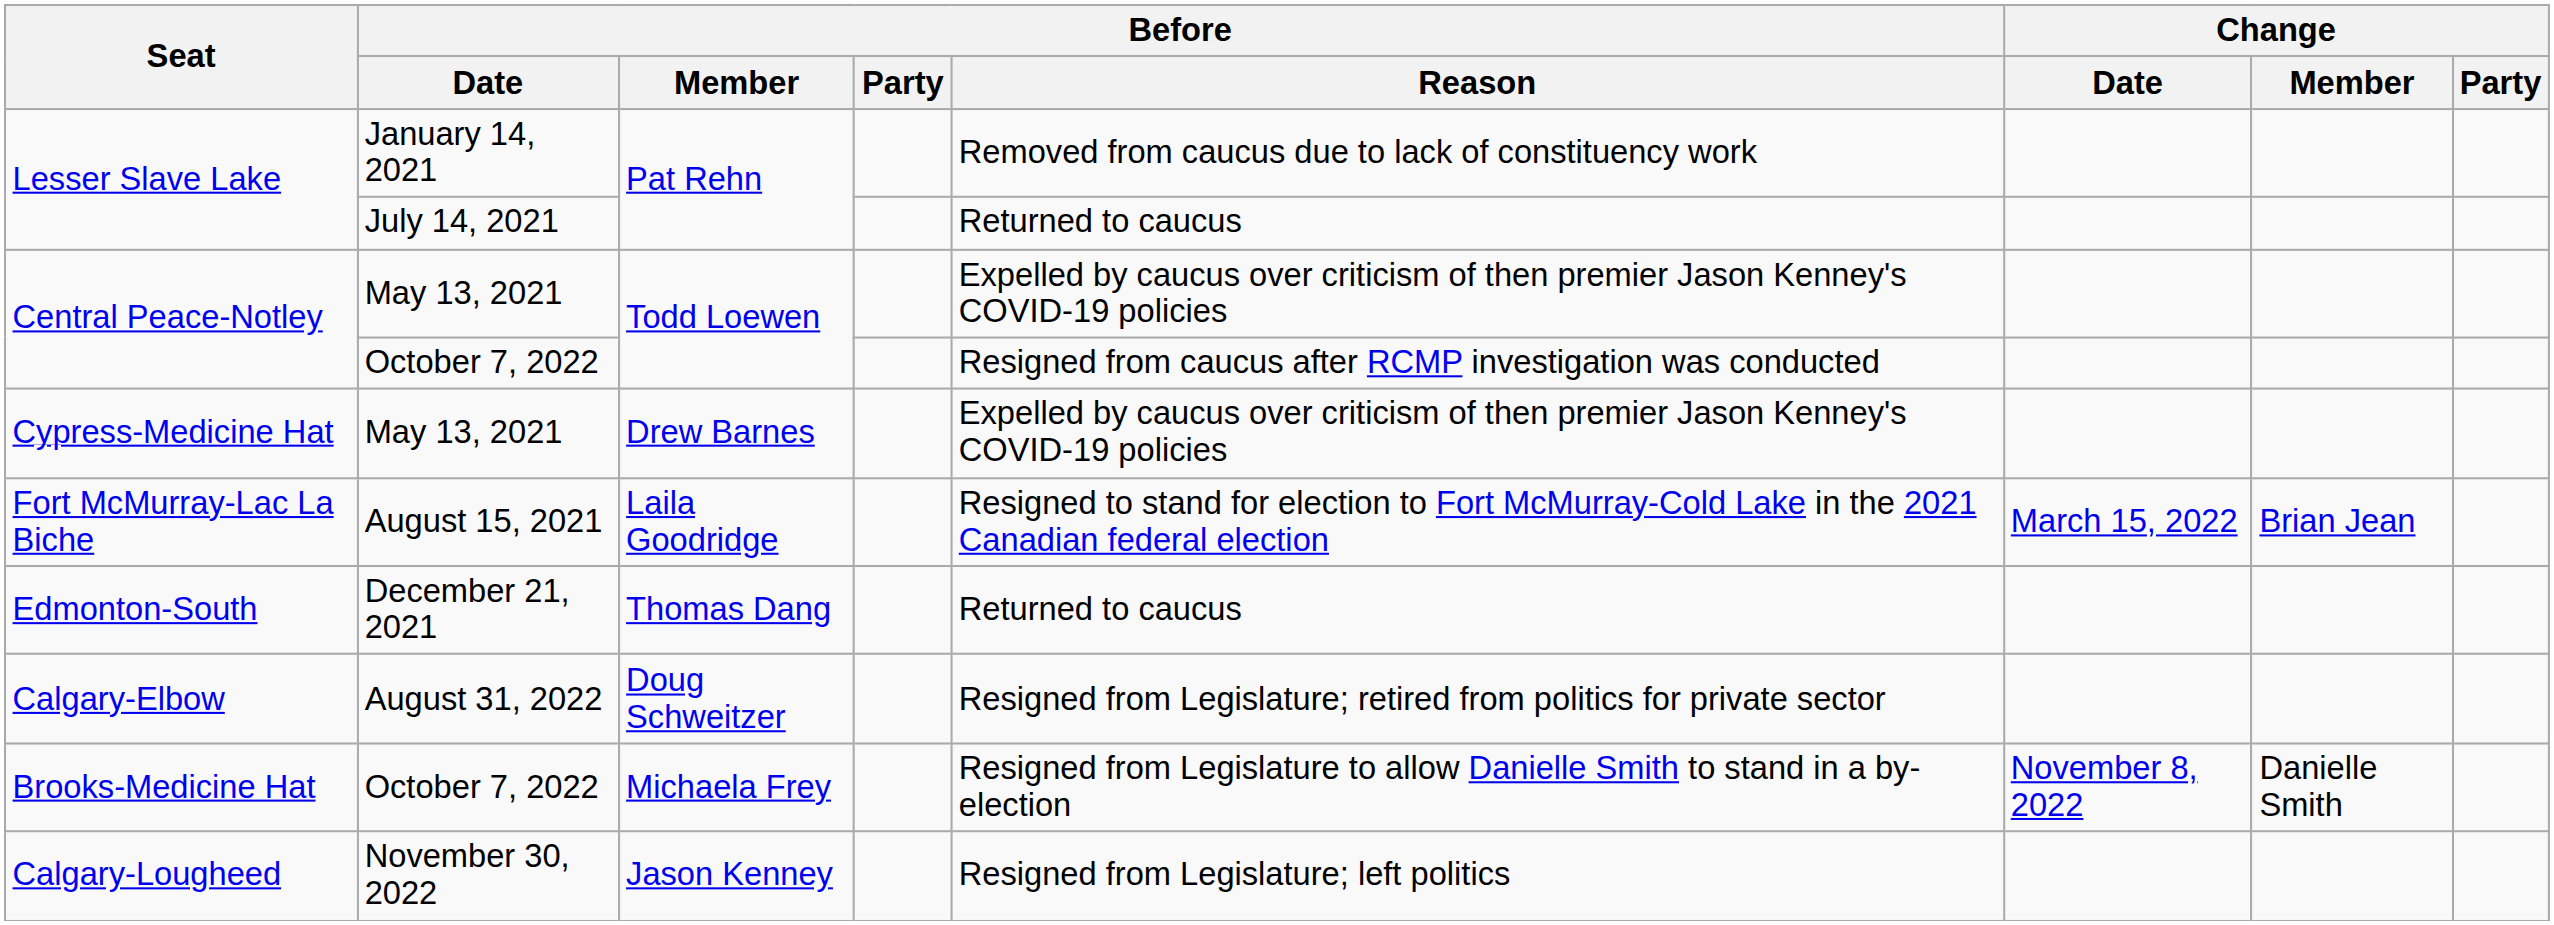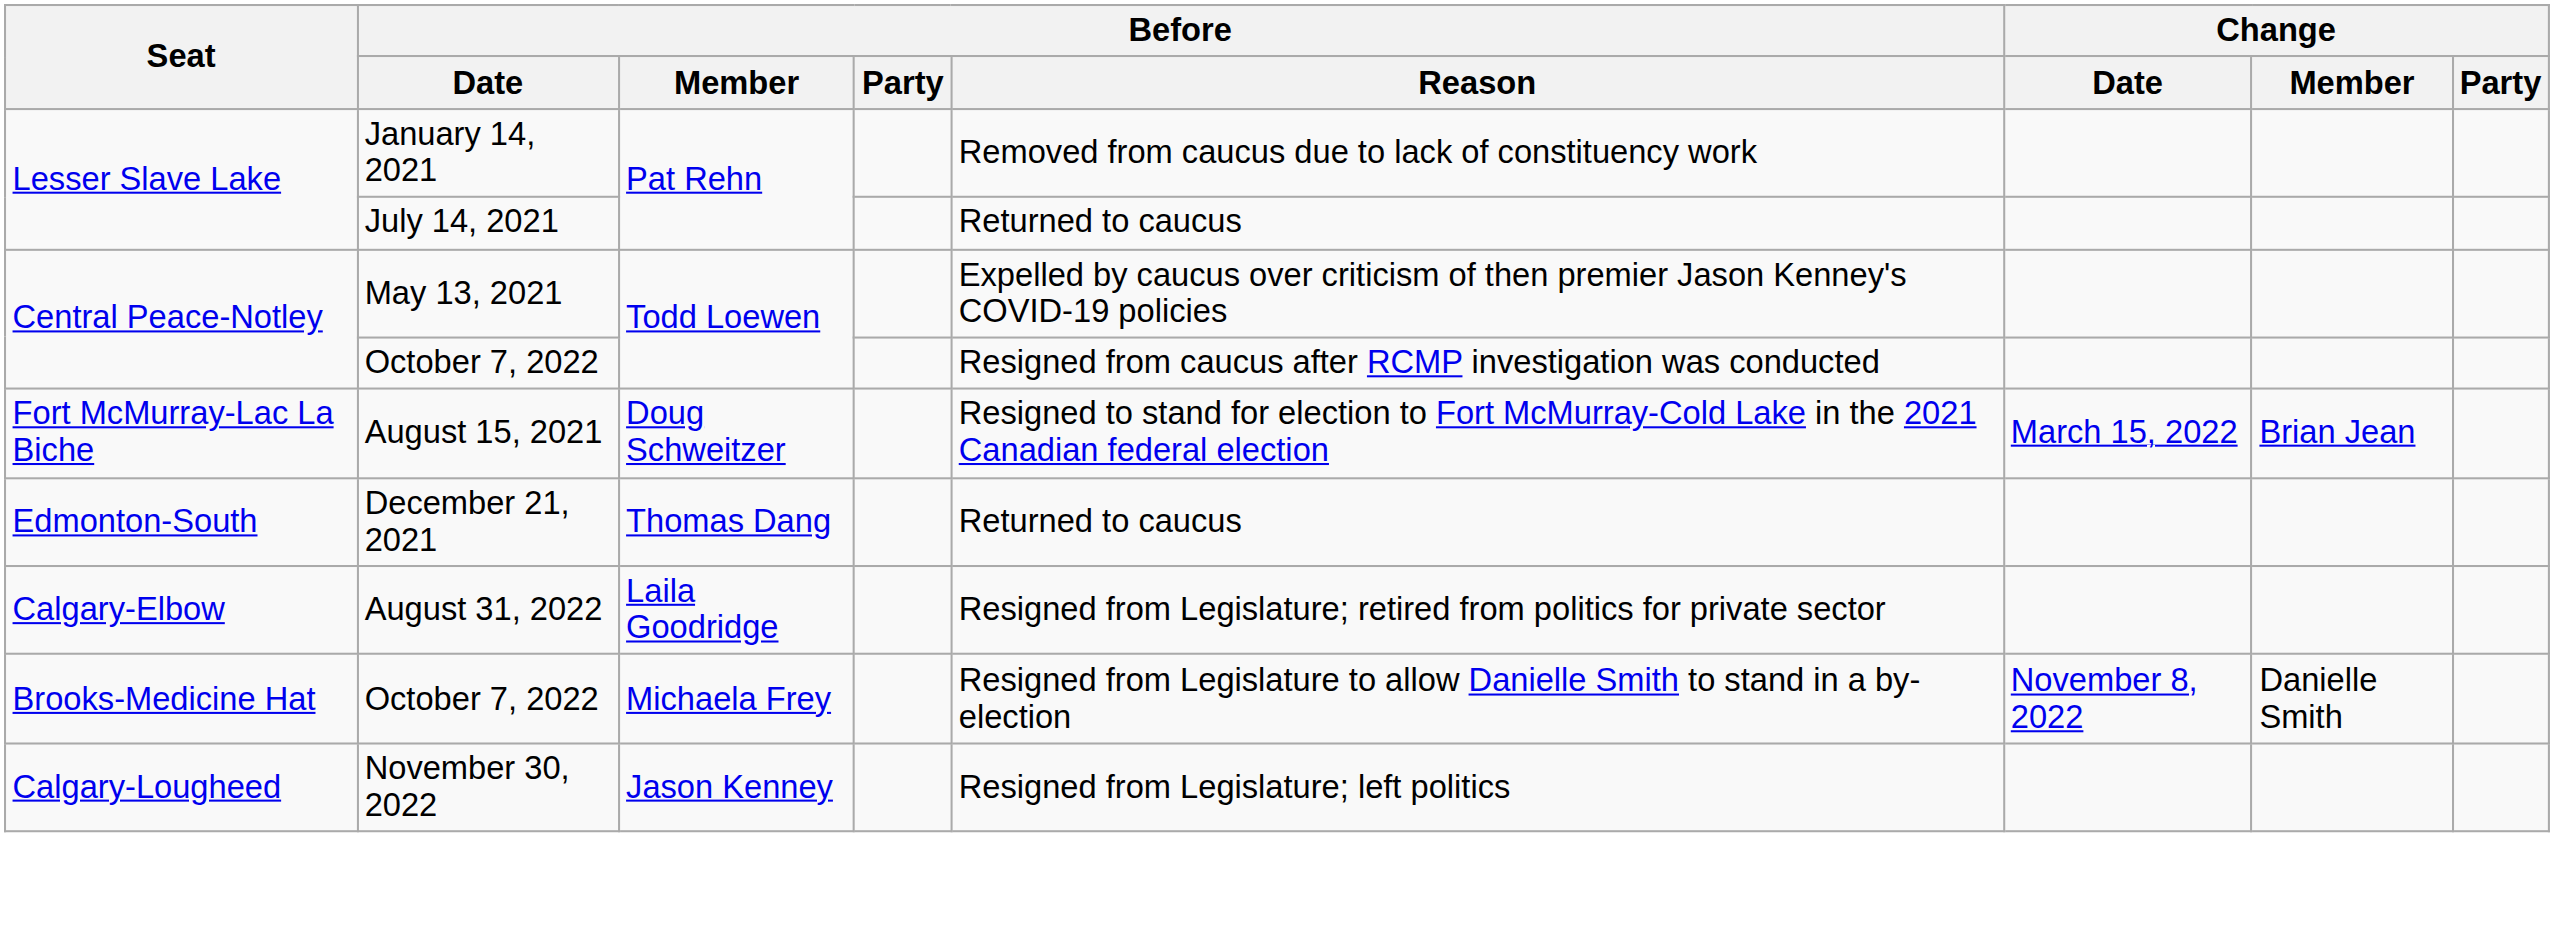- row: (173, 432)
(702, 521) Laila Goodridge -> (706, 432) Doug Schweitzer
(706, 698) Doug Schweitzer -> (702, 609) Laila Goodridge
